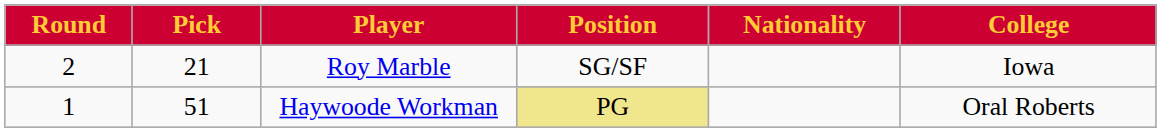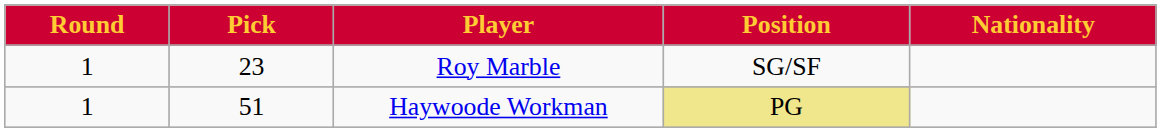- column: (1029, 24)
(69, 65) 2 -> (87, 65) 1
(197, 65) 21 -> (252, 65) 23
